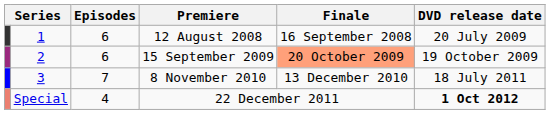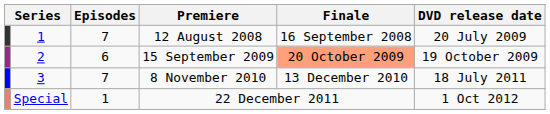(105, 36) 6 -> (105, 36) 7
(105, 99) 4 -> (105, 99) 1
(480, 99) bold -> (480, 99) normal
